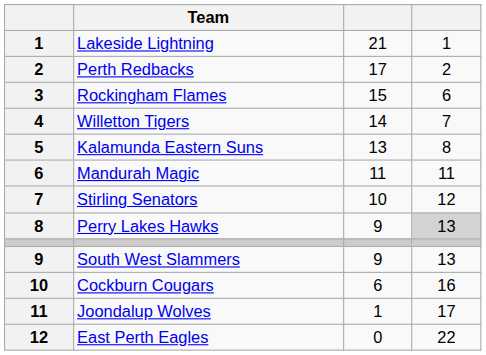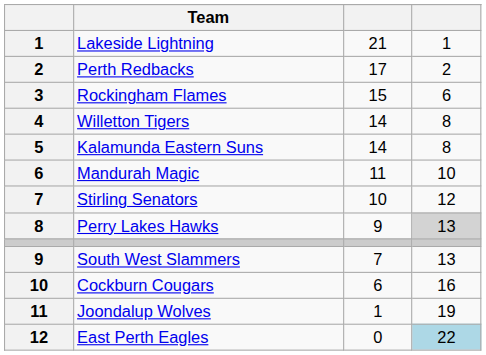(446, 122) 7 -> (446, 122) 8
(378, 148) 13 -> (378, 148) 14
(446, 174) 11 -> (446, 174) 10
(378, 259) 9 -> (378, 259) 7
(446, 311) 17 -> (446, 311) 19
(446, 337) no background -> (446, 337) lightblue background
